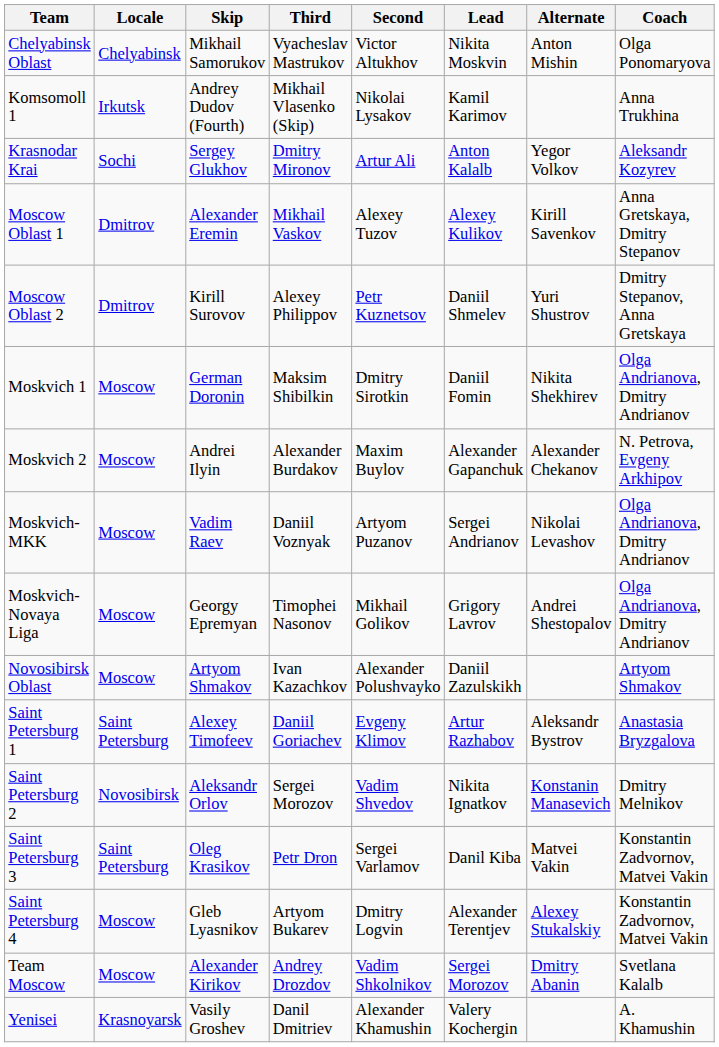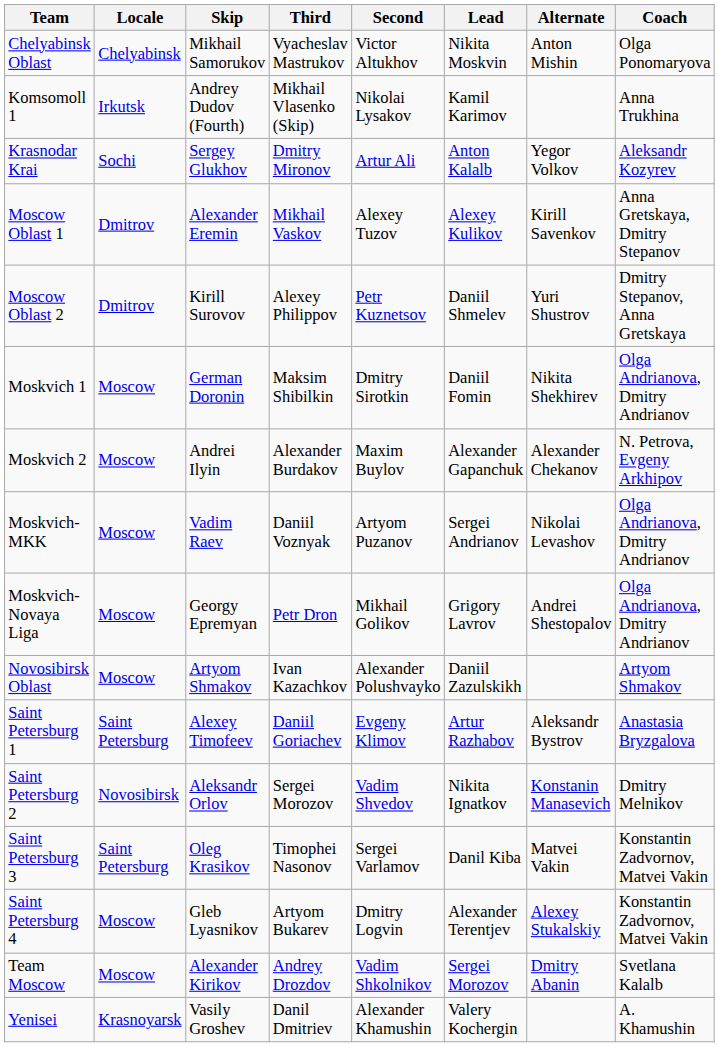(305, 614) Timophei Nasonov -> (305, 614) Petr Dron
(305, 857) Petr Dron -> (305, 857) Timophei Nasonov
